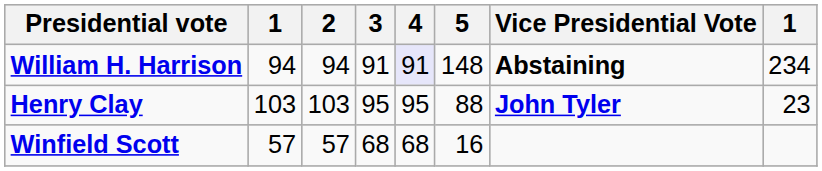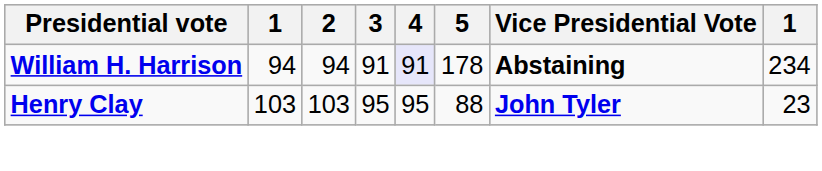(462, 64) 148 -> (462, 64) 178
- row: (95, 144)
